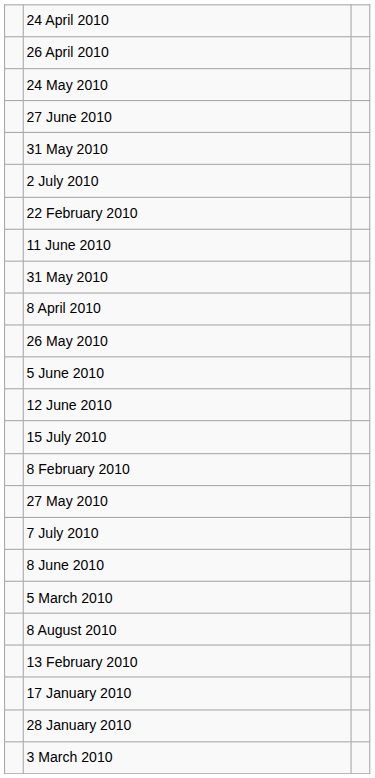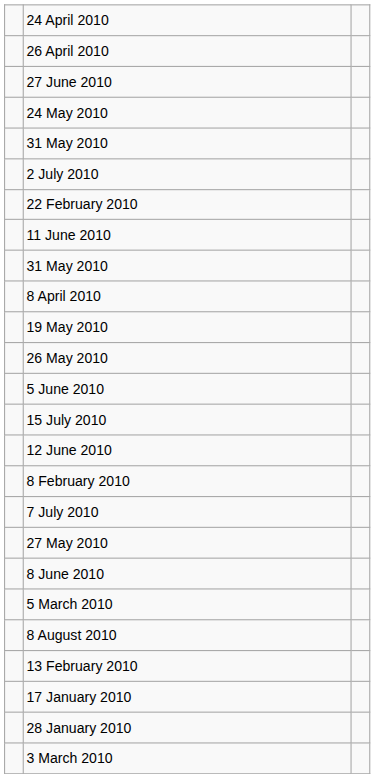rows swapped: (14, 85) <-> (14, 117)
+ row: (14, 327)
rows swapped: (14, 437) <-> (14, 405)
rows swapped: (14, 501) <-> (14, 533)
